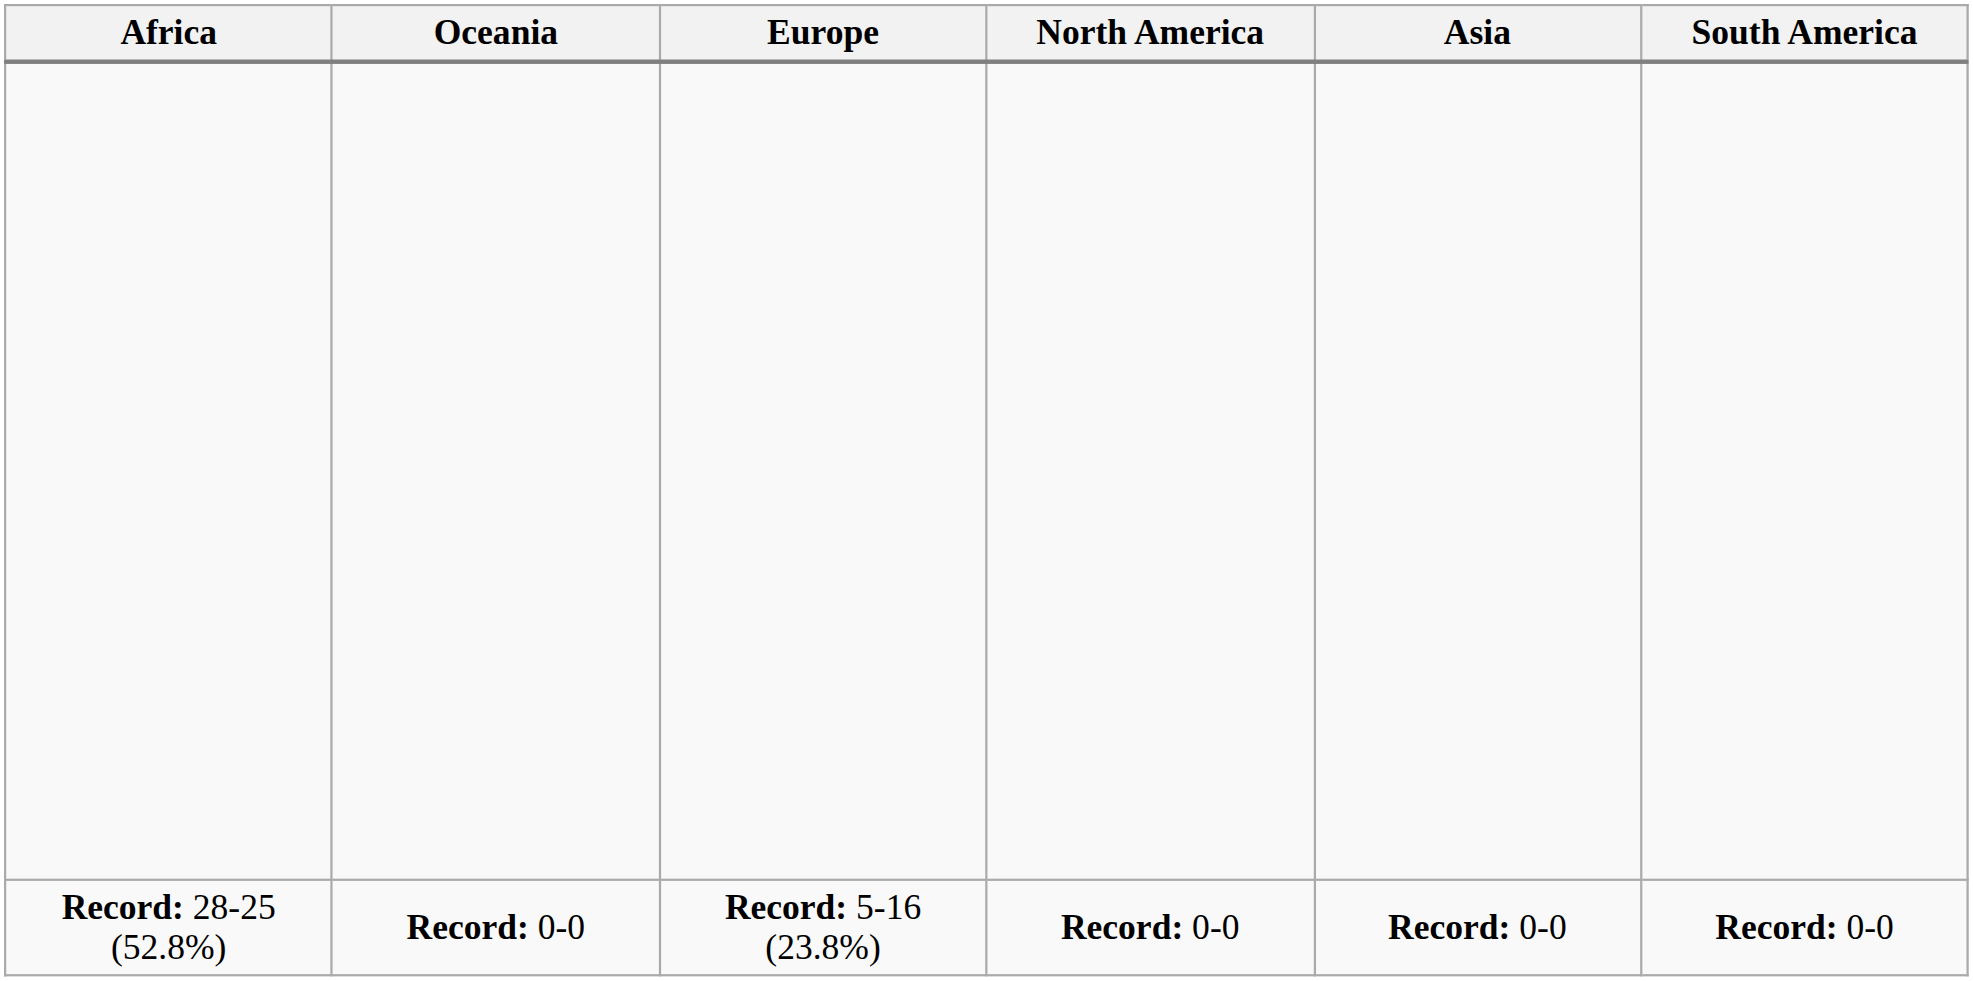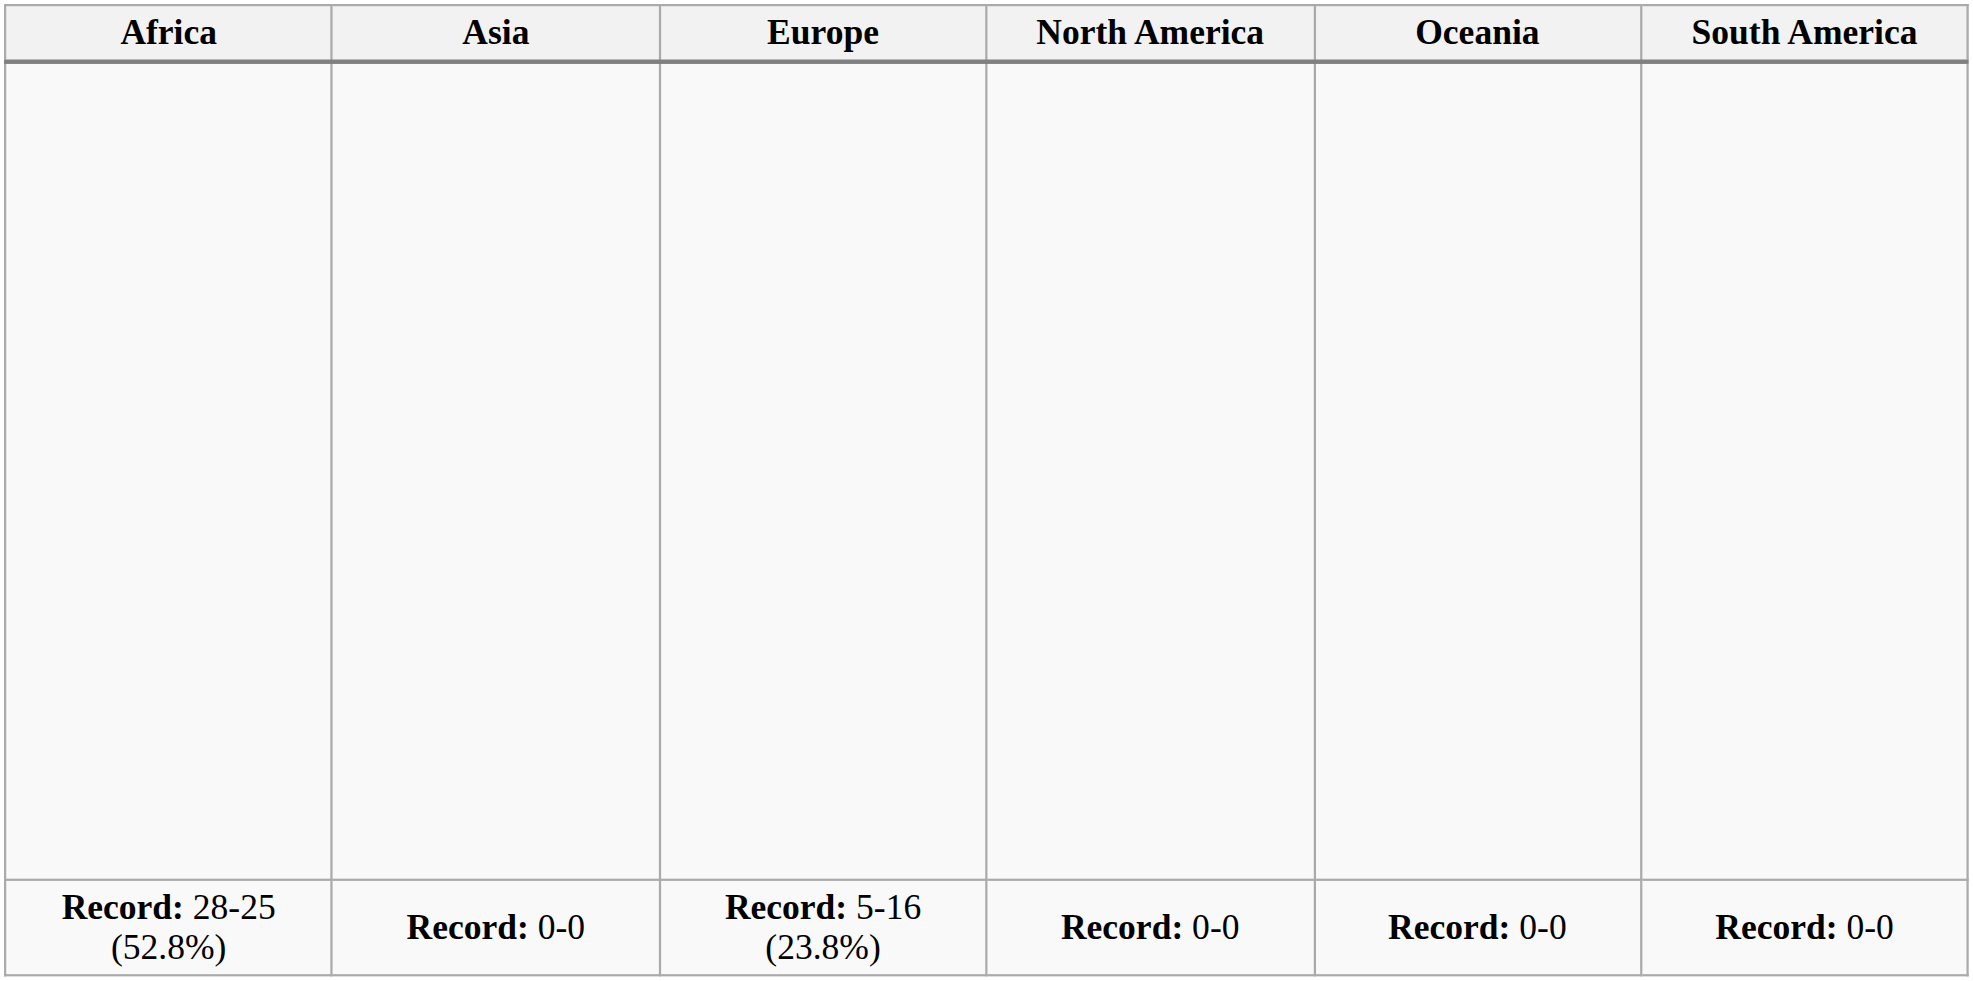columns swapped: (1477, 32) <-> (496, 32)
